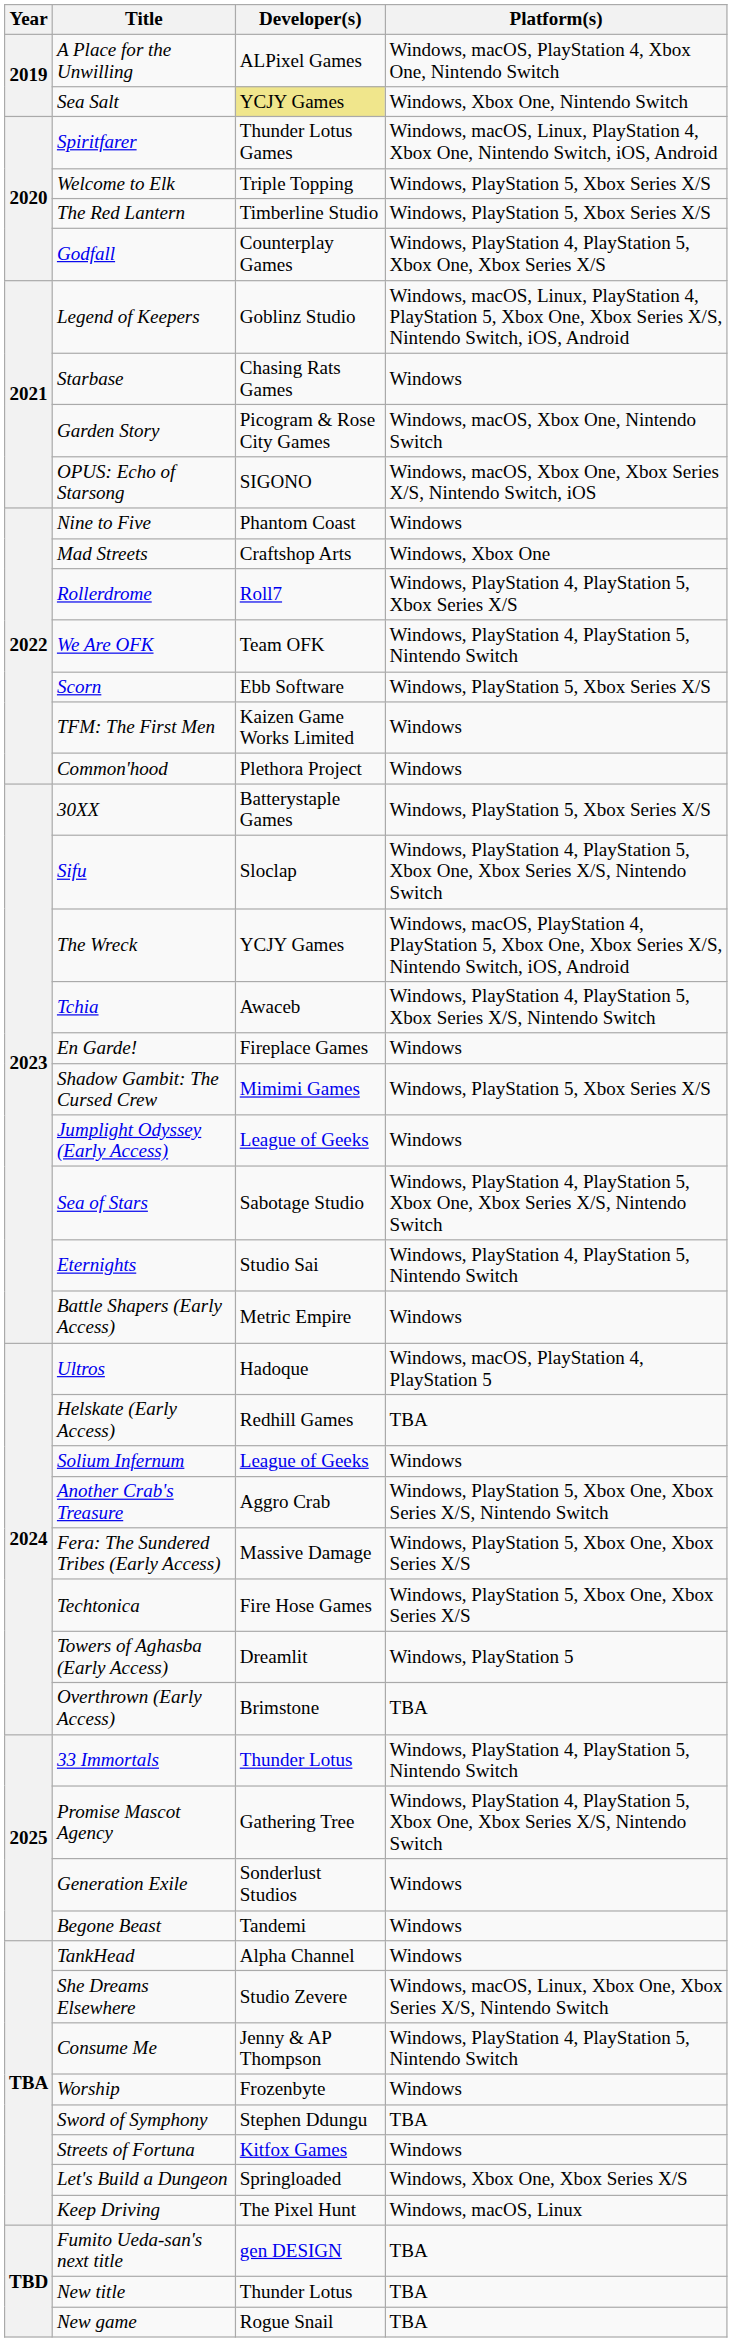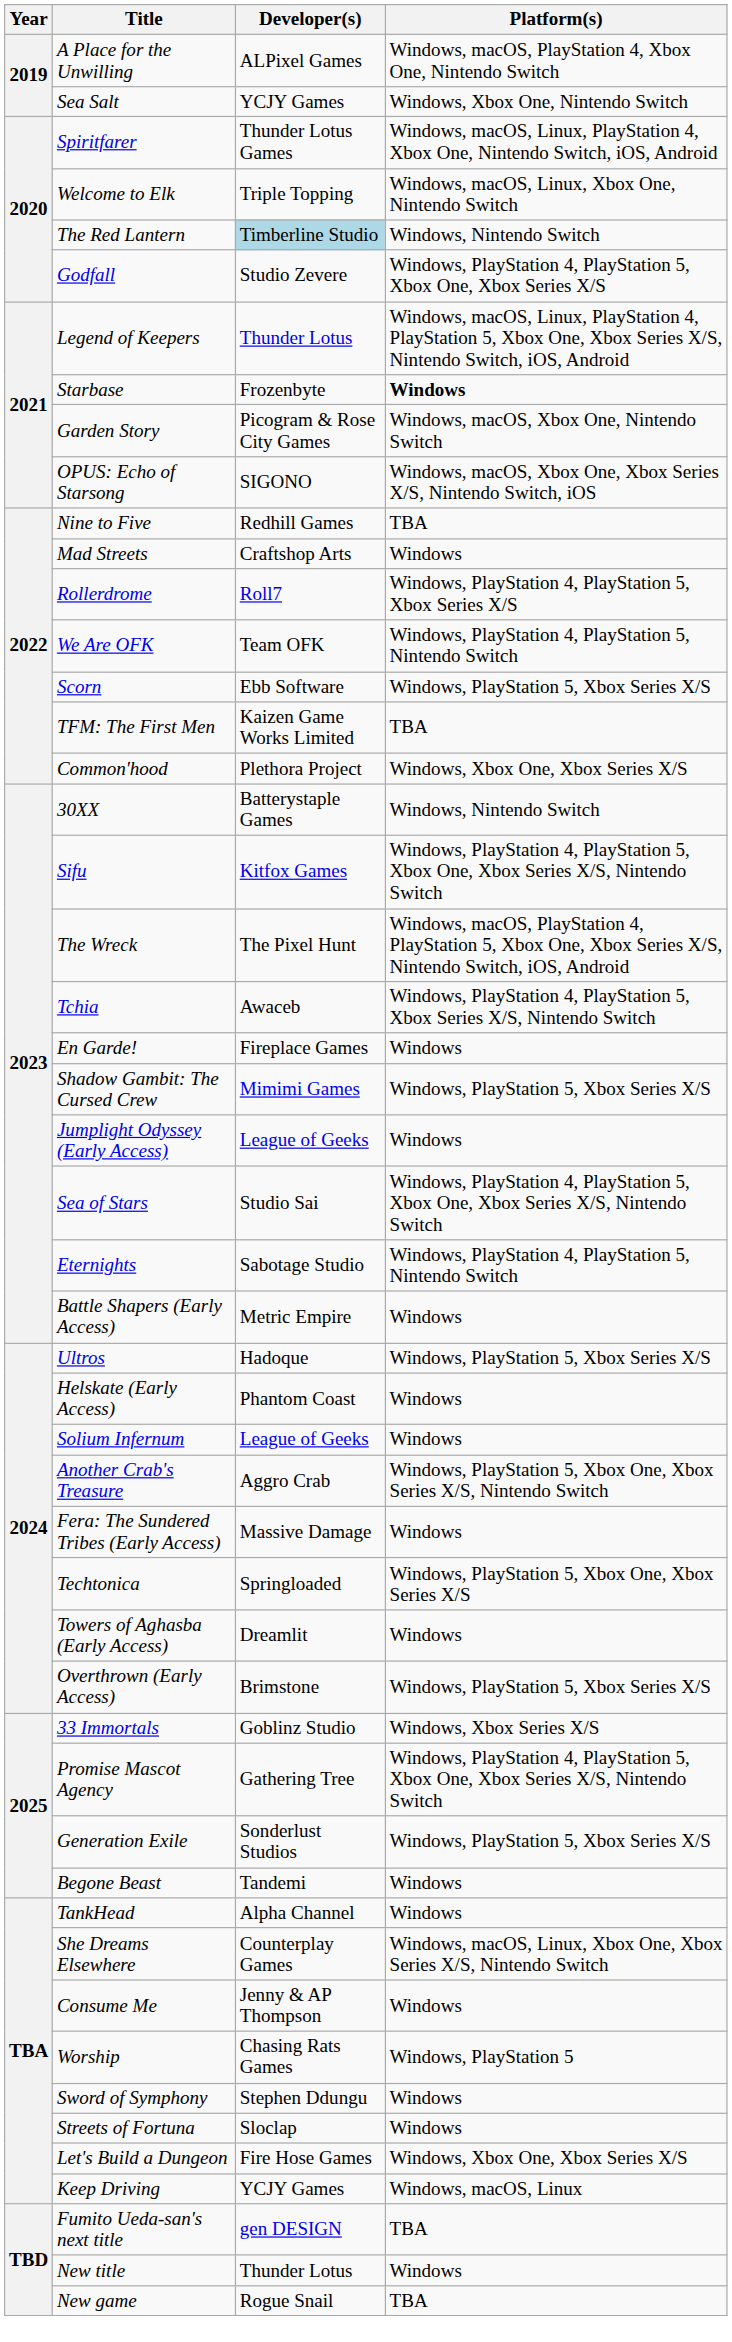(292, 101) khaki background -> (292, 101) no background
(550, 183) Windows, PlayStation 5, Xbox Series X/S -> (533, 193) Windows, macOS, Linux, Xbox One, Nintendo Switch
(309, 213) no background -> (309, 234) lightblue background
(550, 213) Windows, PlayStation 5, Xbox Series X/S -> (495, 234) Windows, Nintendo Switch
(287, 254) Counterplay Games -> (293, 275) Studio Zevere
(298, 316) Goblinz Studio -> (296, 338) Thunder Lotus
(290, 378) Chasing Rats Games -> (283, 389) Frozenbyte
(426, 378) normal -> (428, 389) bold
(298, 523) Phantom Coast -> (297, 523) Redhill Games
(426, 523) Windows -> (409, 523) TBA
(470, 553) Windows, Xbox One -> (426, 553) Windows
(426, 727) Windows -> (409, 727) TBA
(426, 768) Windows -> (539, 768) Windows, Xbox One, Xbox Series X/S
(550, 809) Windows, PlayStation 5, Xbox Series X/S -> (495, 809) Windows, Nintendo Switch
(268, 871) Sloclap -> (293, 871) Kitfox Games
(292, 944) YCJY Games -> (298, 944) The Pixel Hunt
(302, 1202) Sabotage Studio -> (279, 1202) Studio Sai
(279, 1265) Studio Sai -> (302, 1265) Sabotage Studio
(517, 1368) Windows, macOS, PlayStation 4, PlayStation 5 -> (550, 1357) Windows, PlayStation 5, Xbox Series X/S
(297, 1420) Redhill Games -> (298, 1398) Phantom Coast
(409, 1420) TBA -> (426, 1398) Windows
(552, 1553) Windows, PlayStation 5, Xbox One, Xbox Series X/S -> (426, 1532) Windows
(306, 1605) Fire Hose Games -> (291, 1583) Springloaded
(481, 1656) Windows, PlayStation 5 -> (426, 1635) Windows
(409, 1708) TBA -> (550, 1686) Windows, PlayStation 5, Xbox Series X/S
(296, 1759) Thunder Lotus -> (298, 1727) Goblinz Studio
(540, 1759) Windows, PlayStation 4, PlayStation 5, Nintendo Switch -> (494, 1727) Windows, Xbox Series X/S
(426, 1884) Windows -> (550, 1841) Windows, PlayStation 5, Xbox Series X/S
(293, 1996) Studio Zevere -> (287, 1953) Counterplay Games
(540, 2048) Windows, PlayStation 4, PlayStation 5, Nintendo Switch -> (426, 2005) Windows
(283, 2089) Frozenbyte -> (290, 2057) Chasing Rats Games
(426, 2089) Windows -> (481, 2057) Windows, PlayStation 5
(409, 2119) TBA -> (426, 2097) Windows
(293, 2149) Kitfox Games -> (268, 2128) Sloclap
(291, 2179) Springloaded -> (306, 2158) Fire Hose Games
(298, 2209) The Pixel Hunt -> (292, 2188) YCJY Games
(409, 2291) TBA -> (426, 2270) Windows
